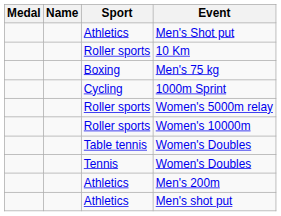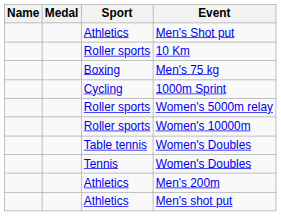columns swapped: (24, 13) <-> (62, 13)
